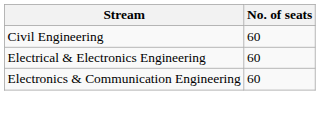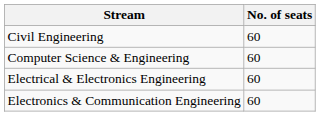+ row: (98, 57)
